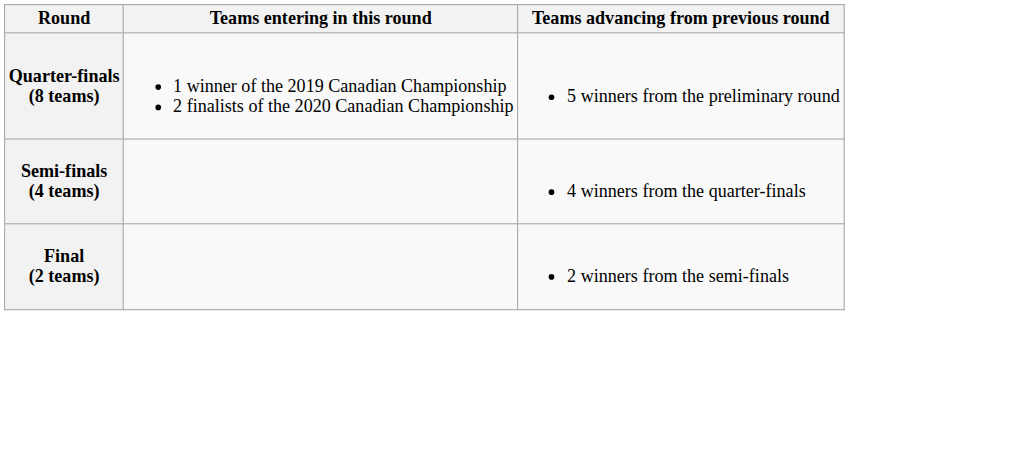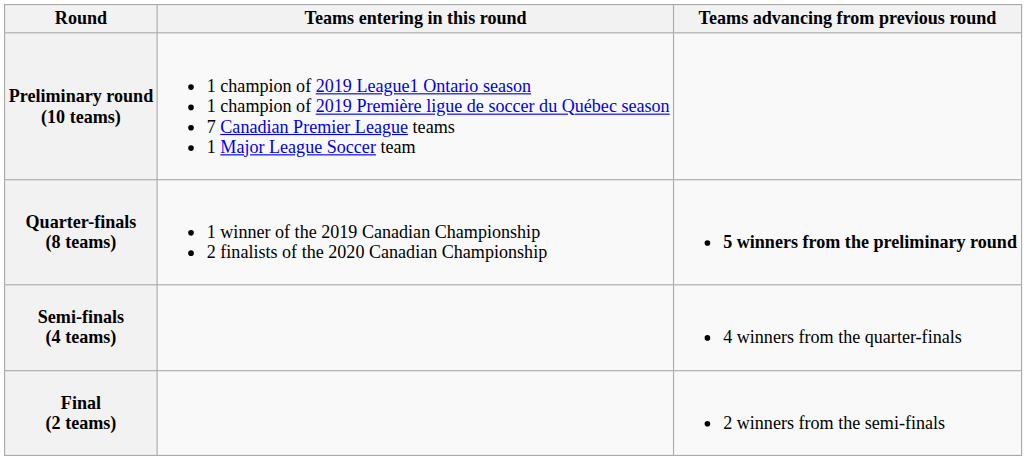+ row: (81, 106)
(681, 96) normal -> (847, 242) bold
